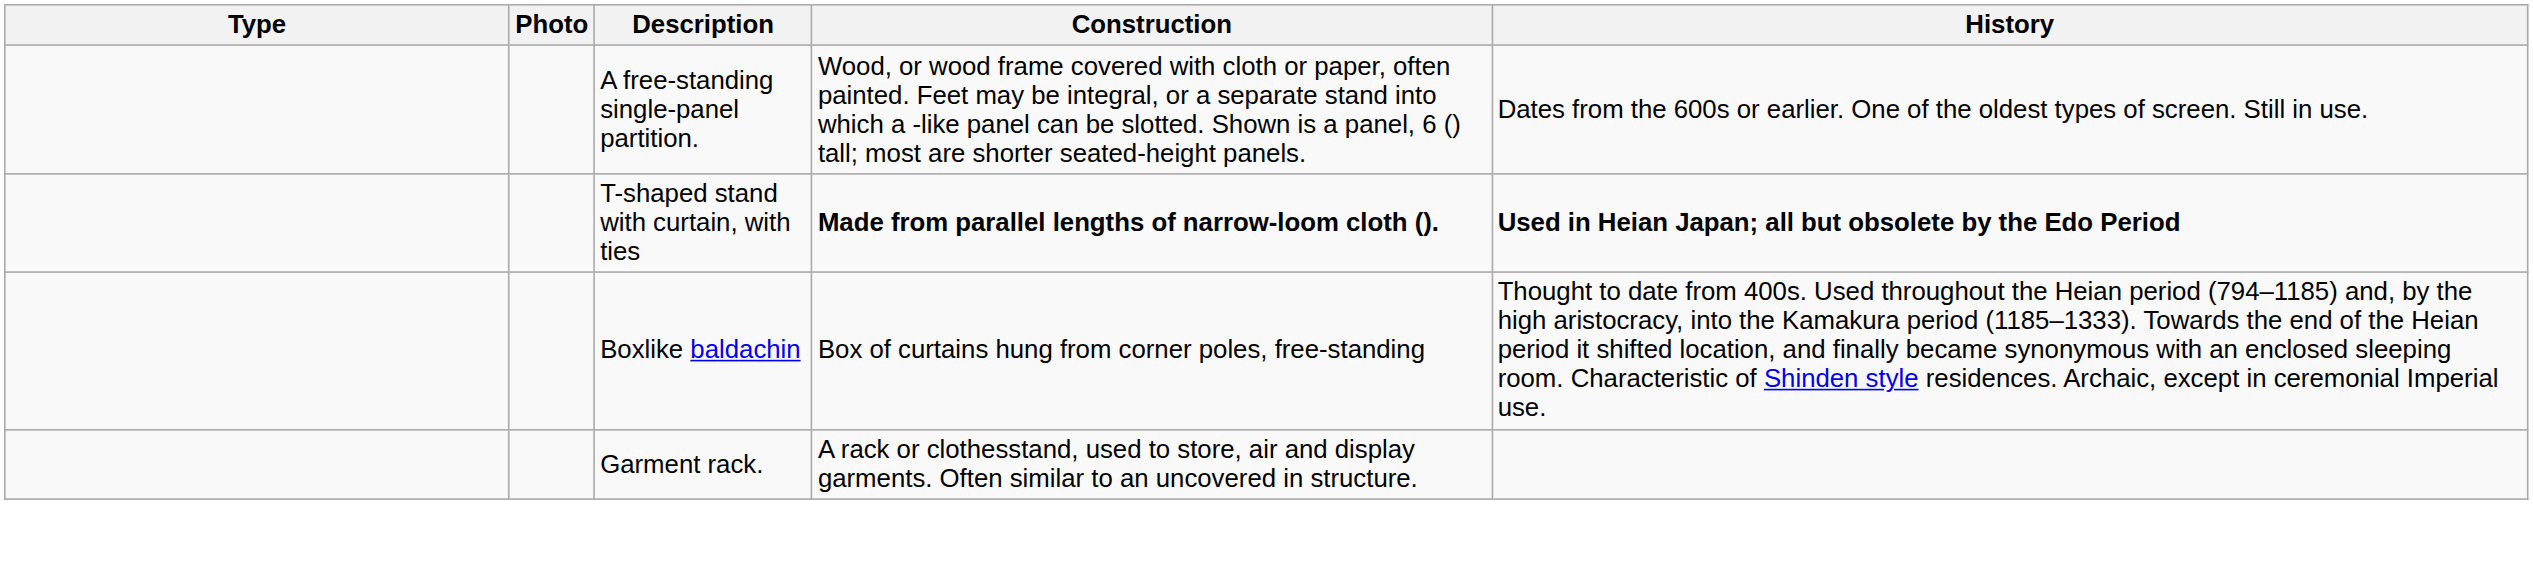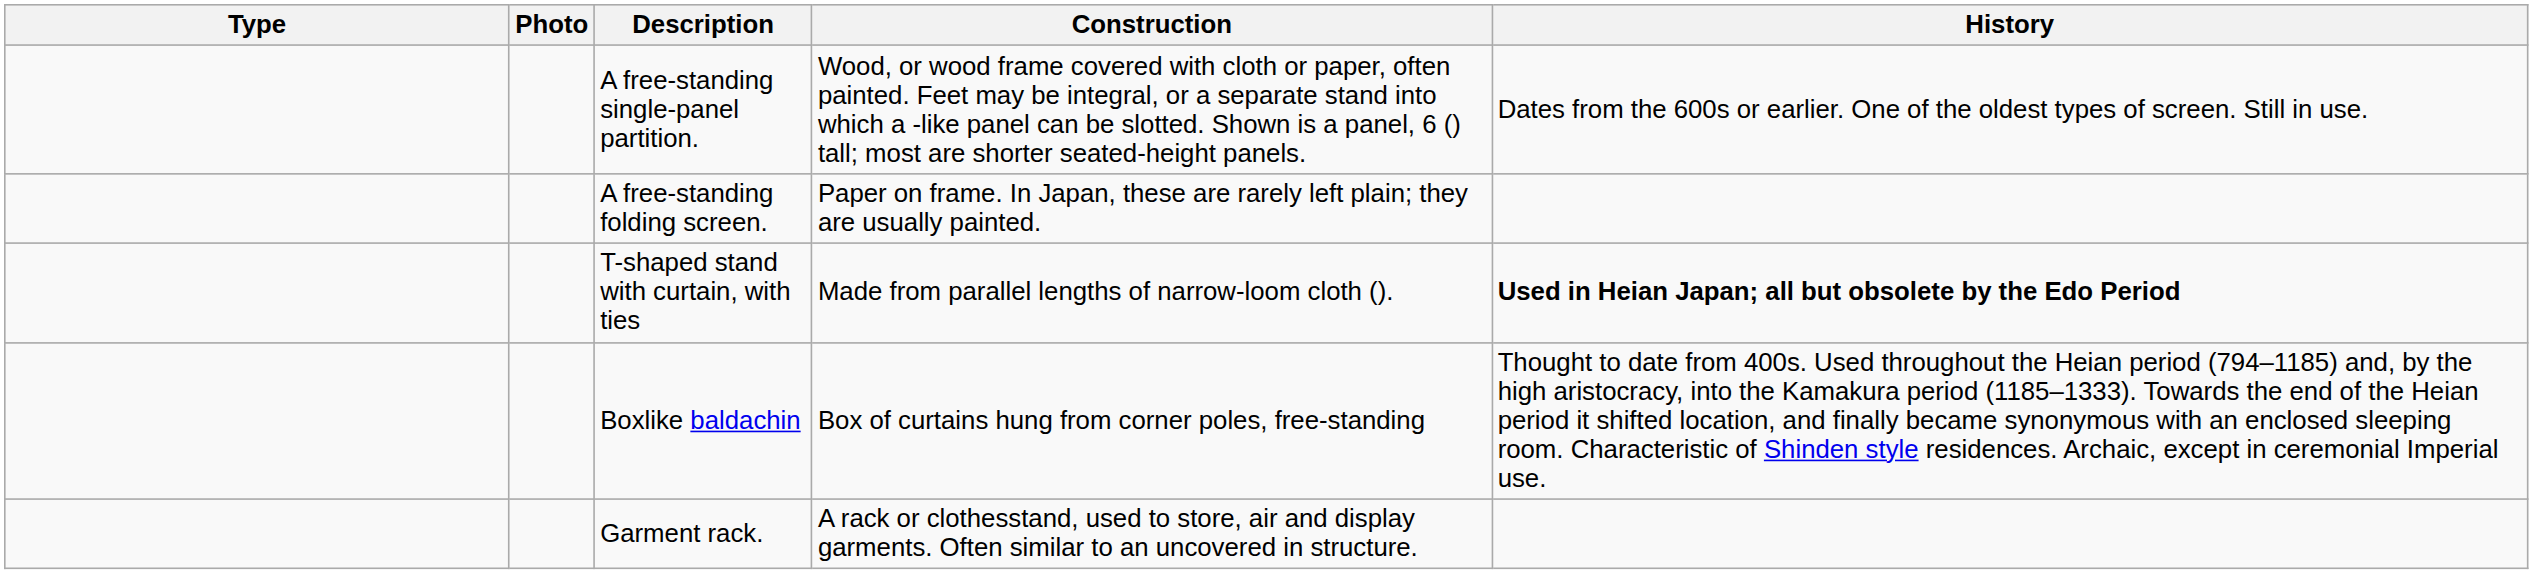+ row: (687, 208)
(1128, 222) bold -> (1106, 292) normal
